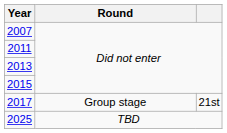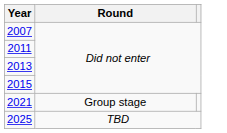- row: (20, 102)
+ row: (20, 102)
